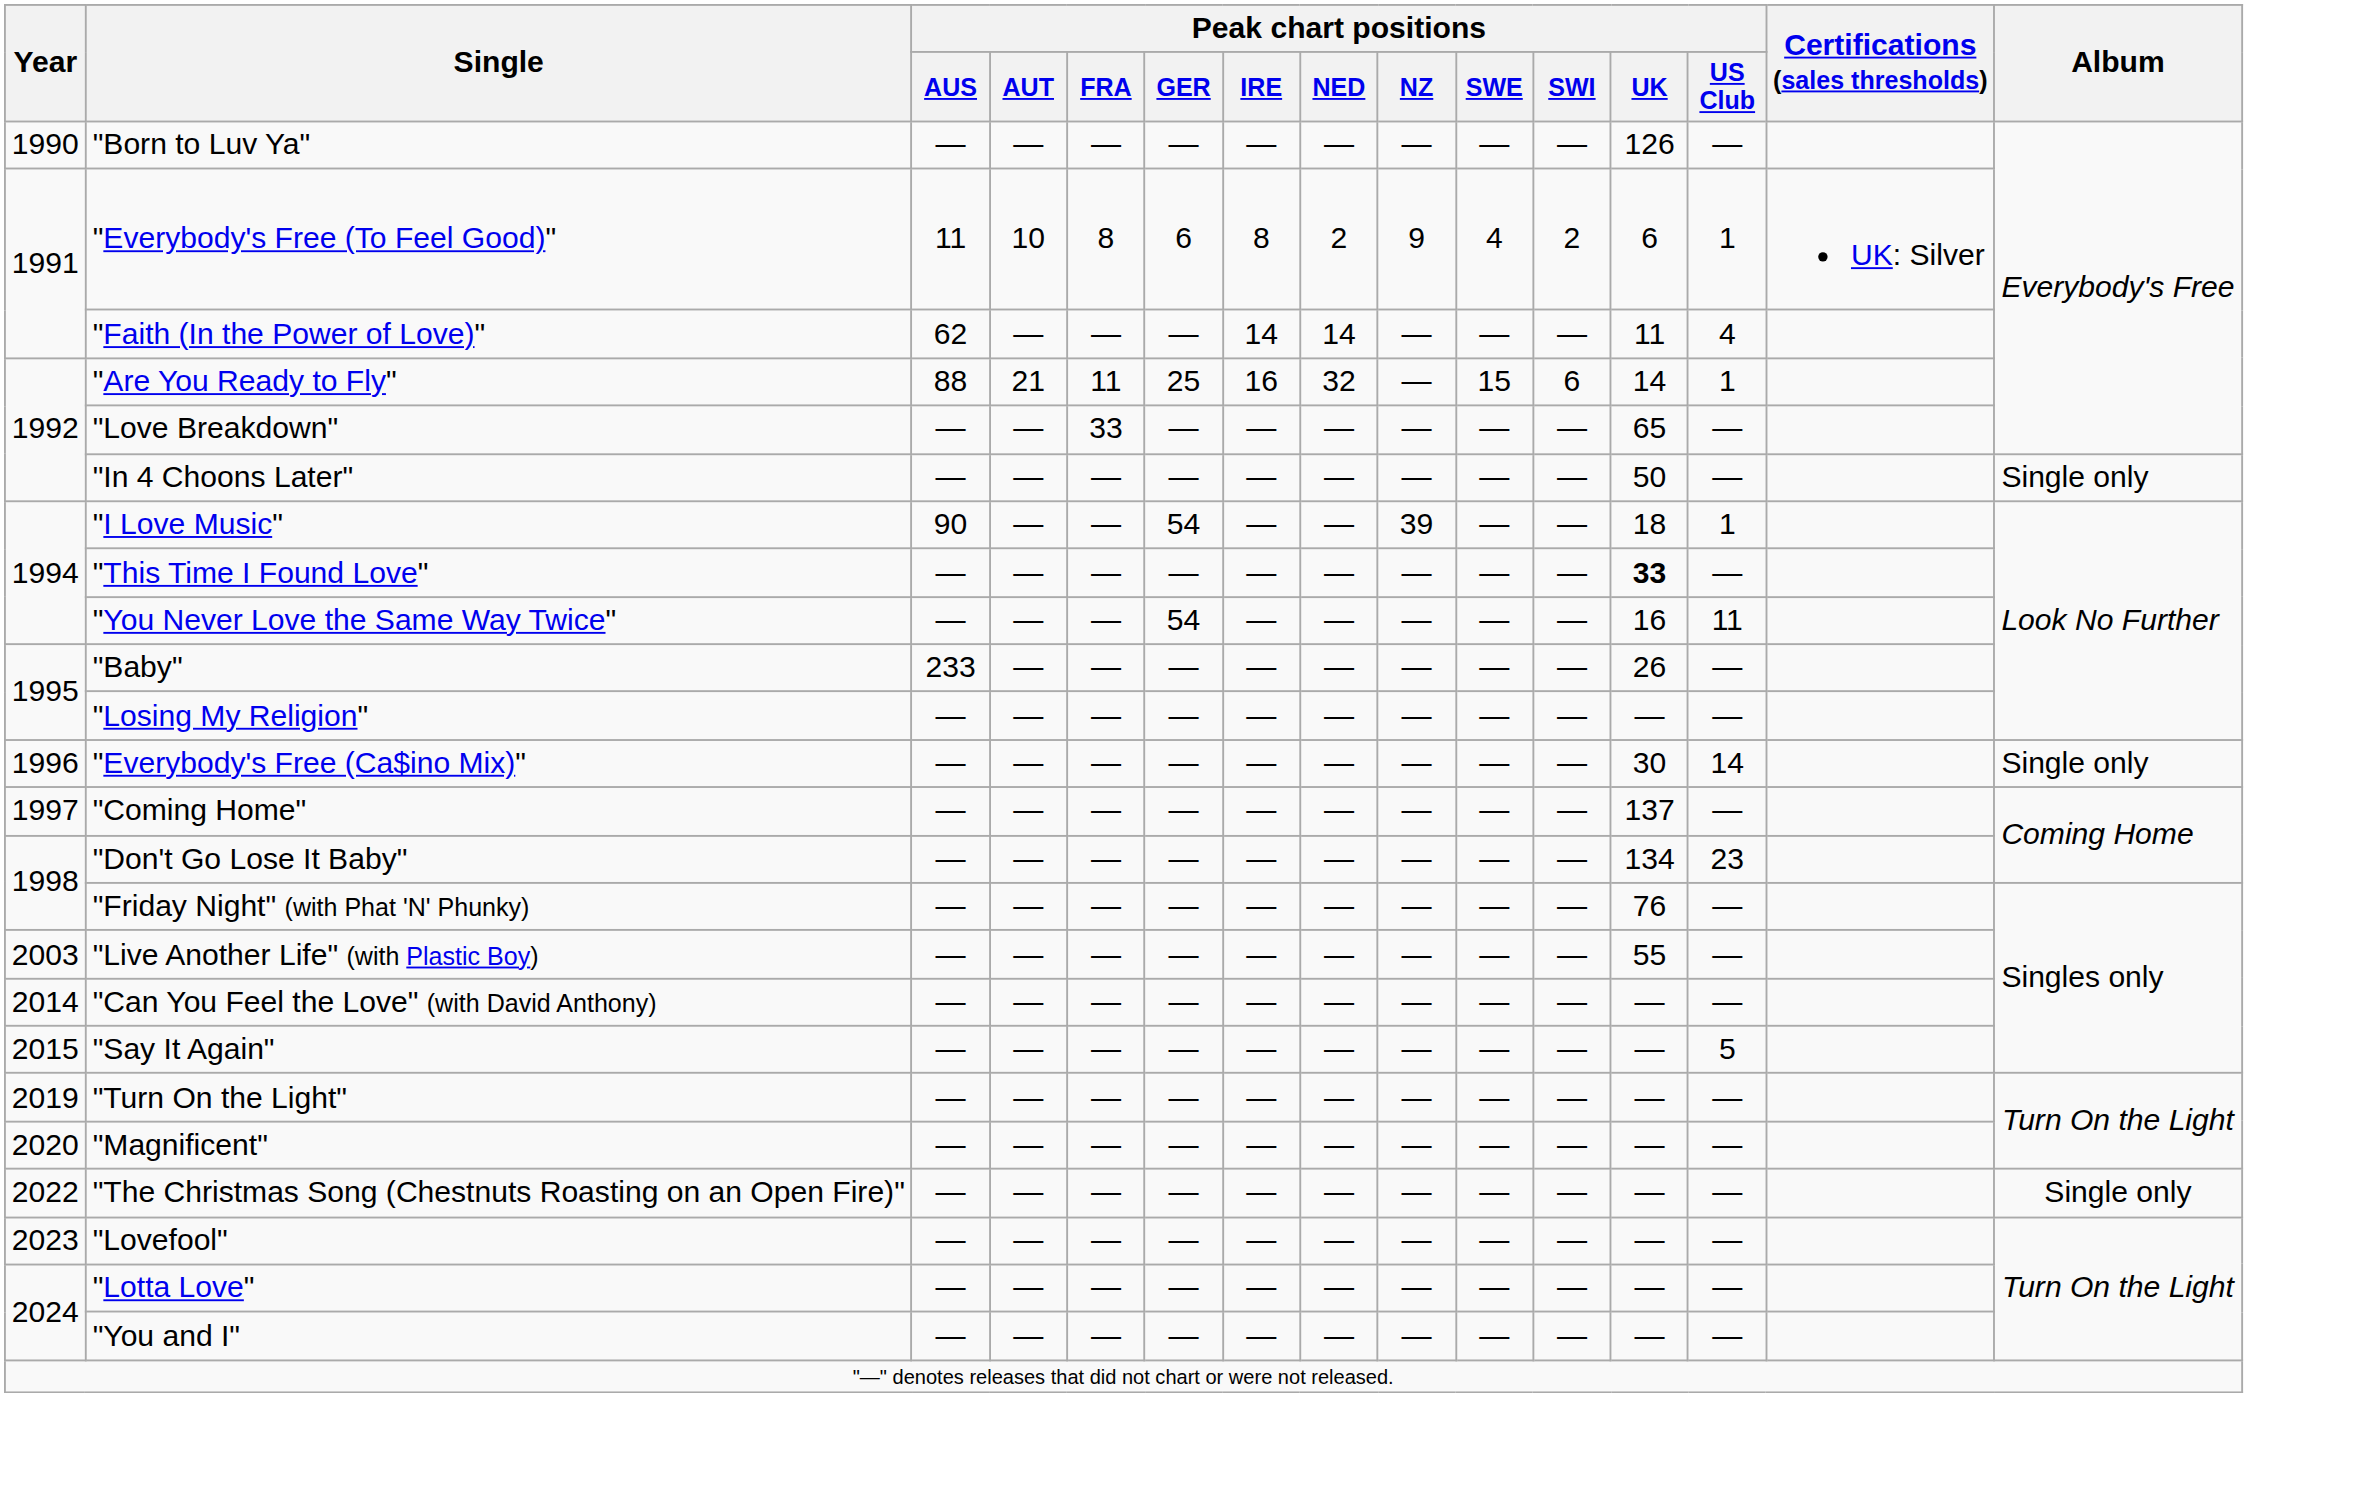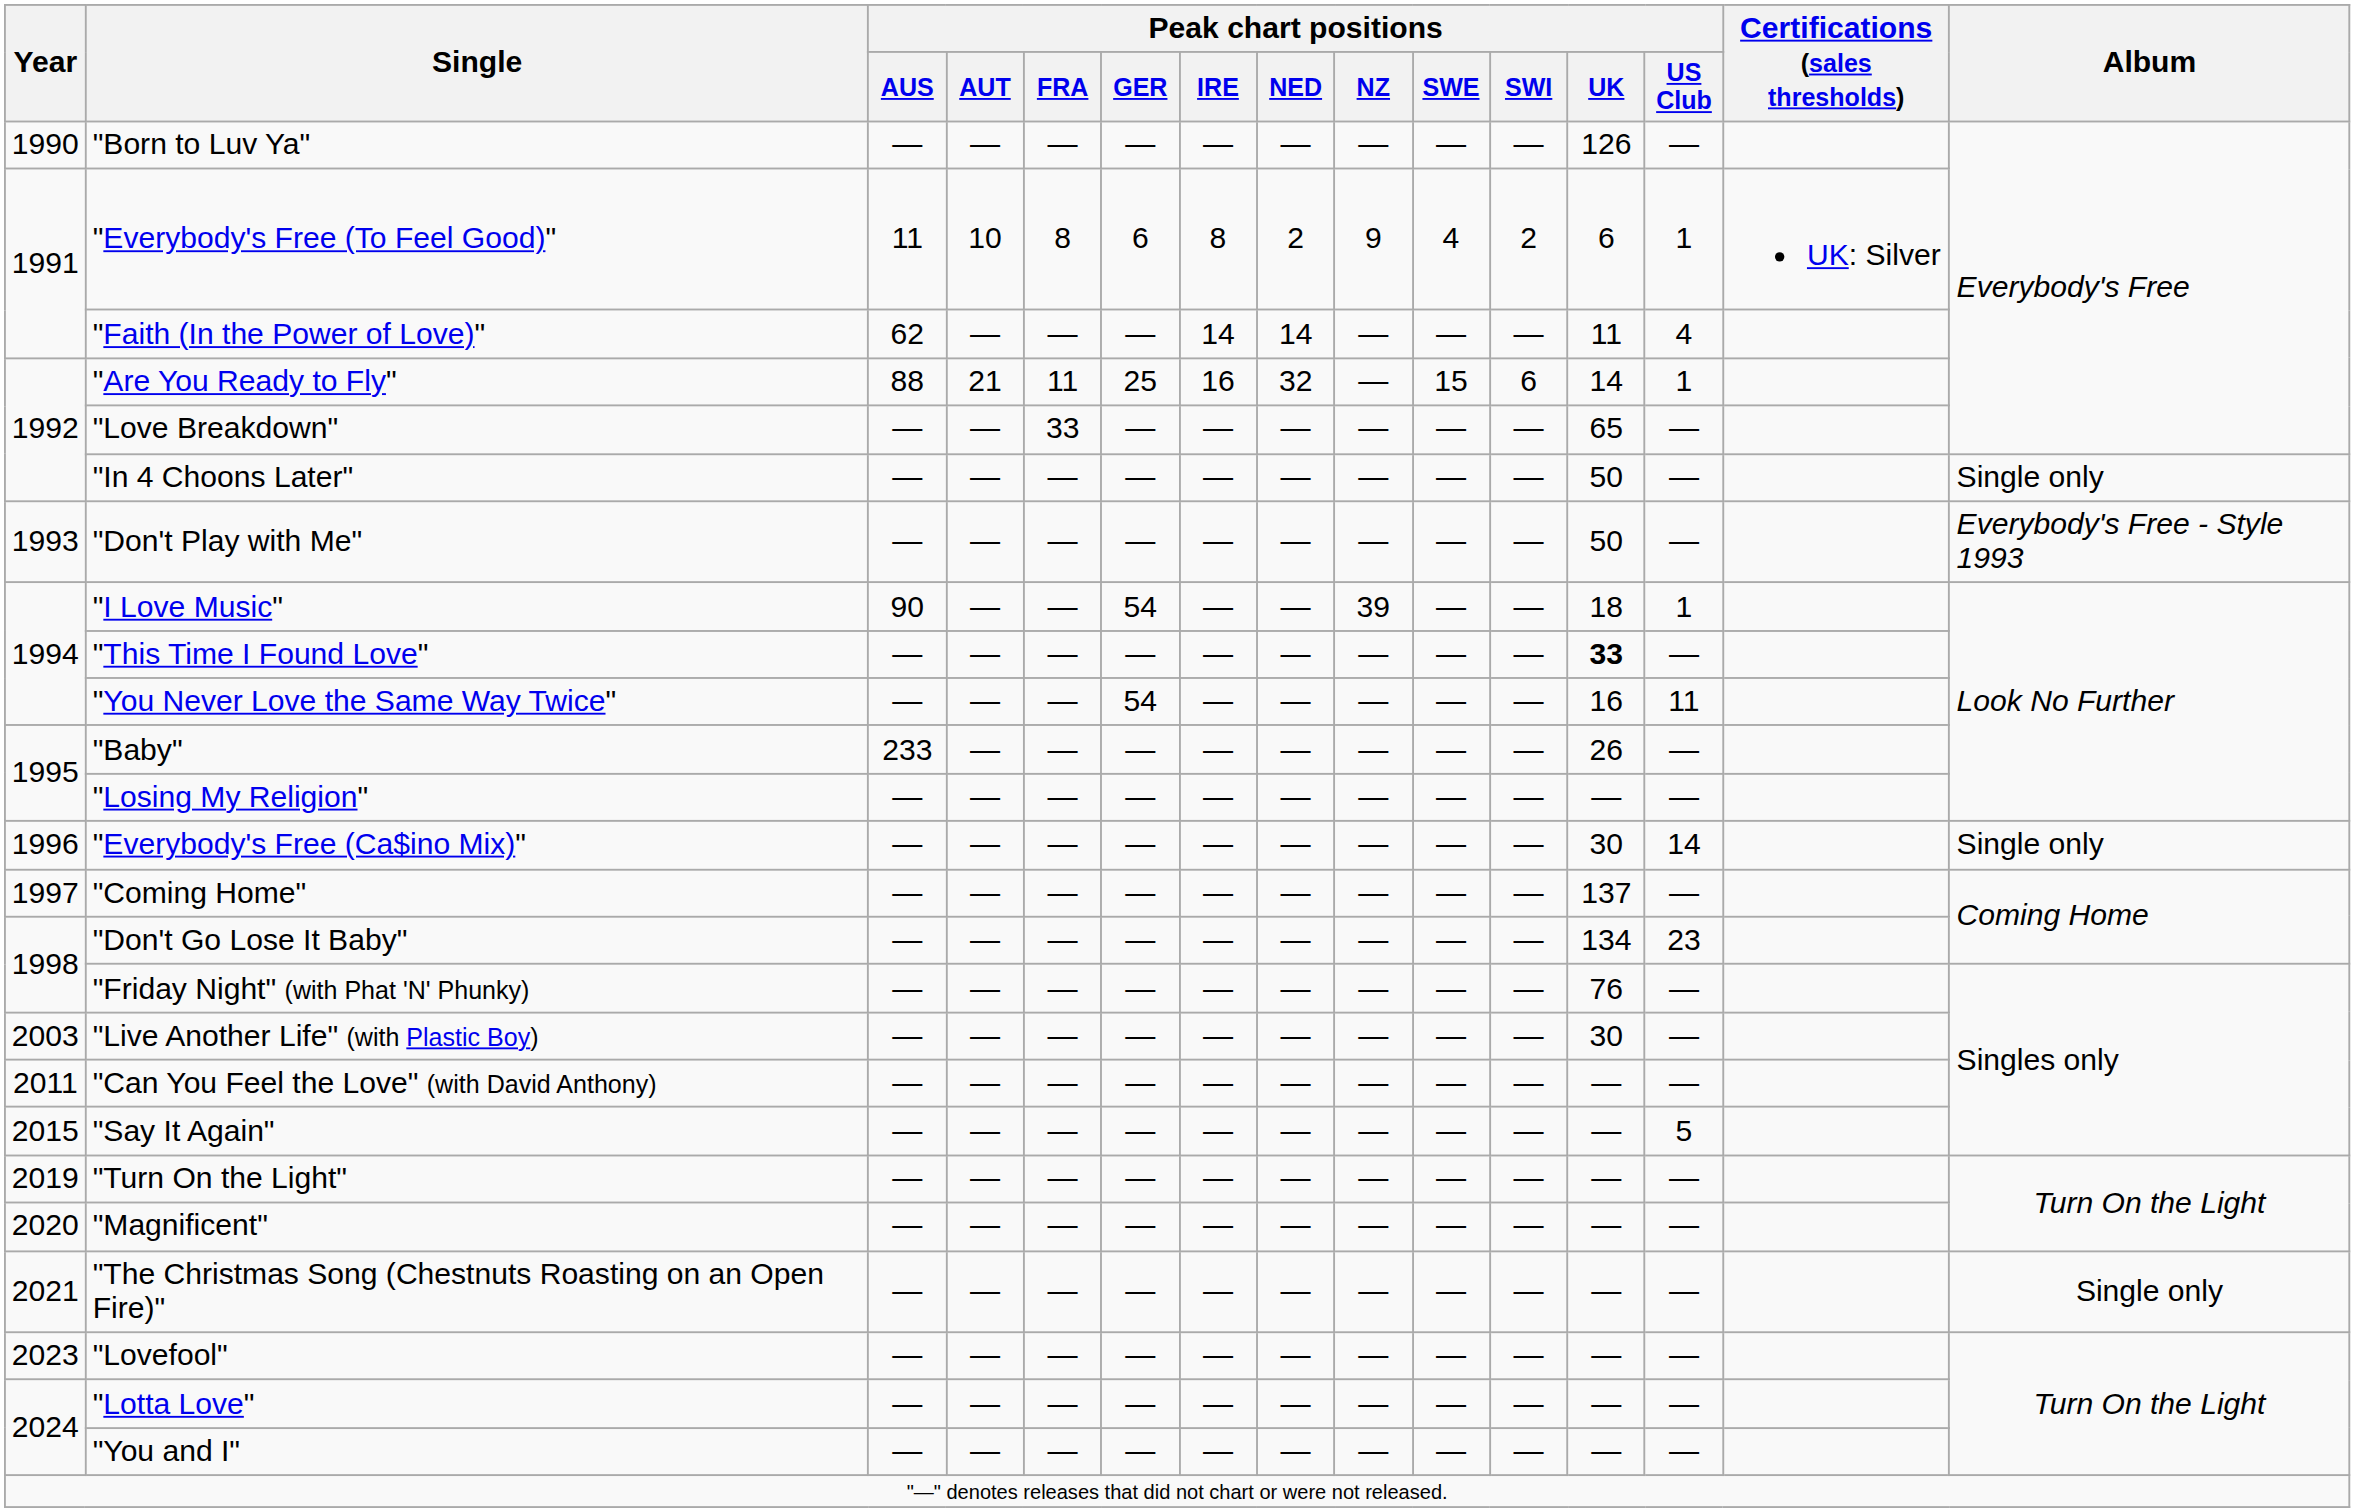+ row: (227, 541)
(1650, 953) 55 -> (1606, 1035) 30
(45, 1001) 2014 -> (45, 1083) 2011
(45, 1192) 2022 -> (45, 1290) 2021
